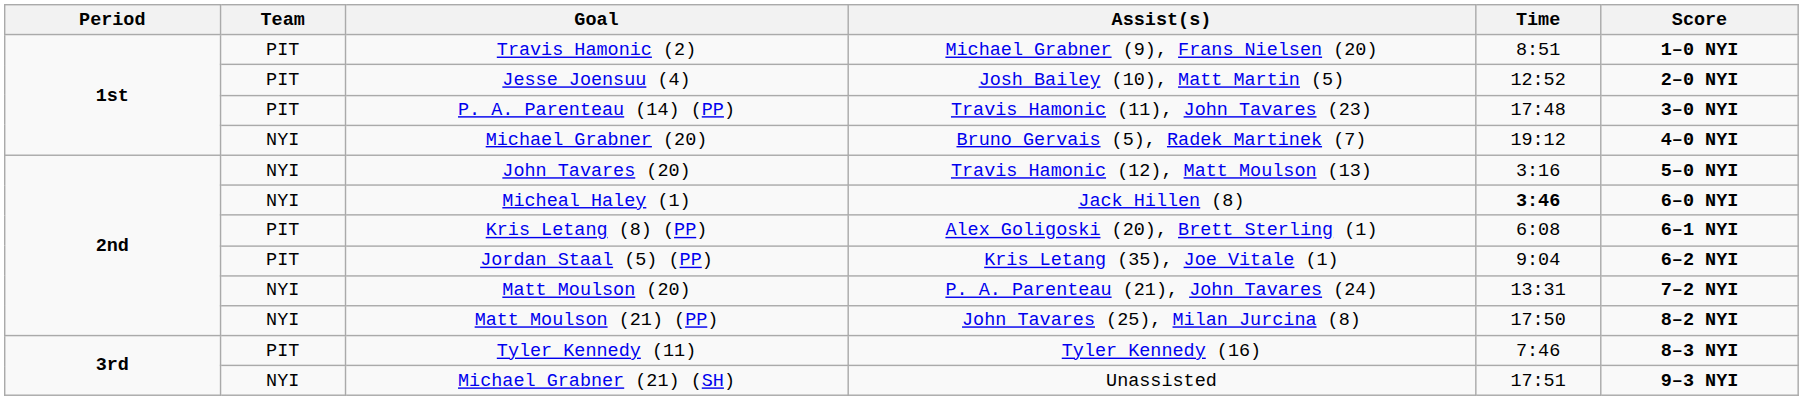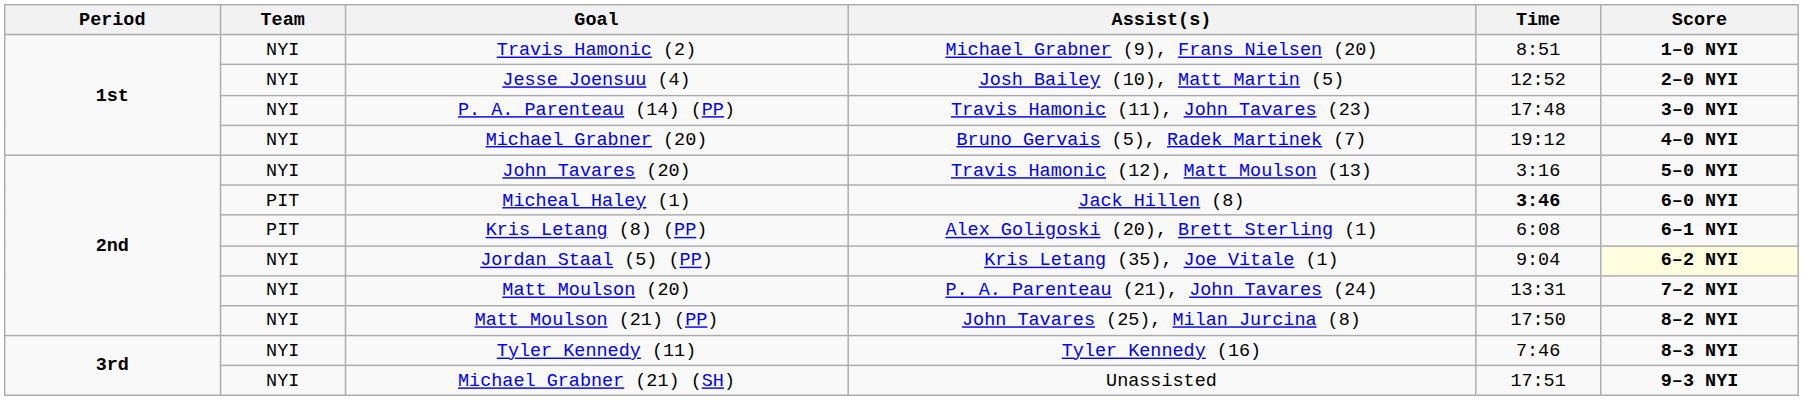(283, 50) PIT -> (283, 50) NYI
(283, 80) PIT -> (283, 80) NYI
(283, 110) PIT -> (283, 110) NYI
(283, 200) NYI -> (283, 200) PIT
(283, 260) PIT -> (283, 260) NYI
(1700, 260) no background -> (1700, 260) lightyellow background
(283, 351) PIT -> (283, 351) NYI
